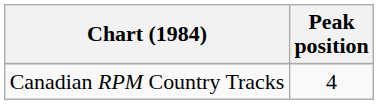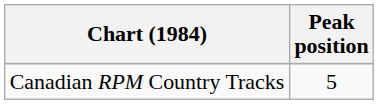(332, 81) 4 -> (332, 81) 5
